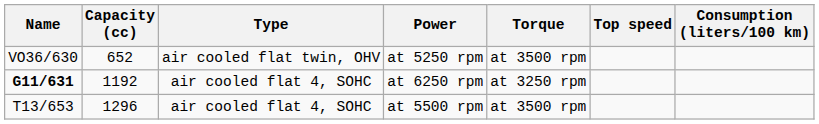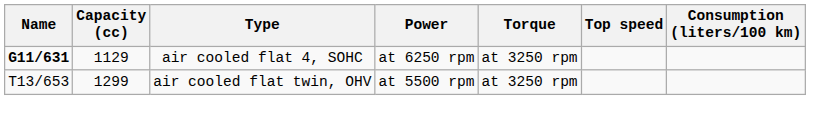- row: (435, 58)
(120, 82) 1192 -> (111, 58) 1129
(120, 107) 1296 -> (111, 82) 1299
(271, 107) air cooled flat 4, SOHC -> (262, 82) air cooled flat twin, OHV
(538, 107) at 3500 rpm -> (530, 82) at 3250 rpm
